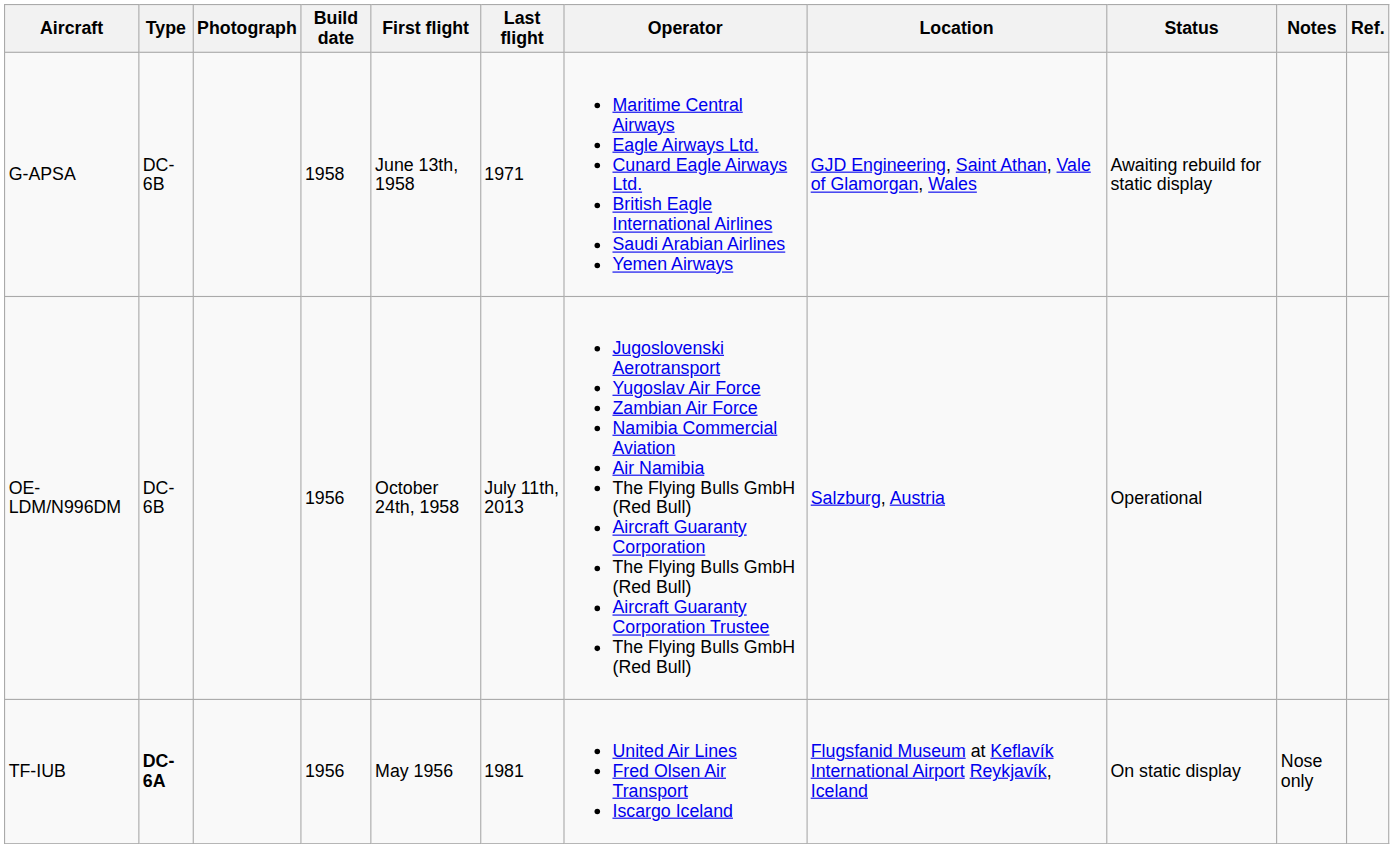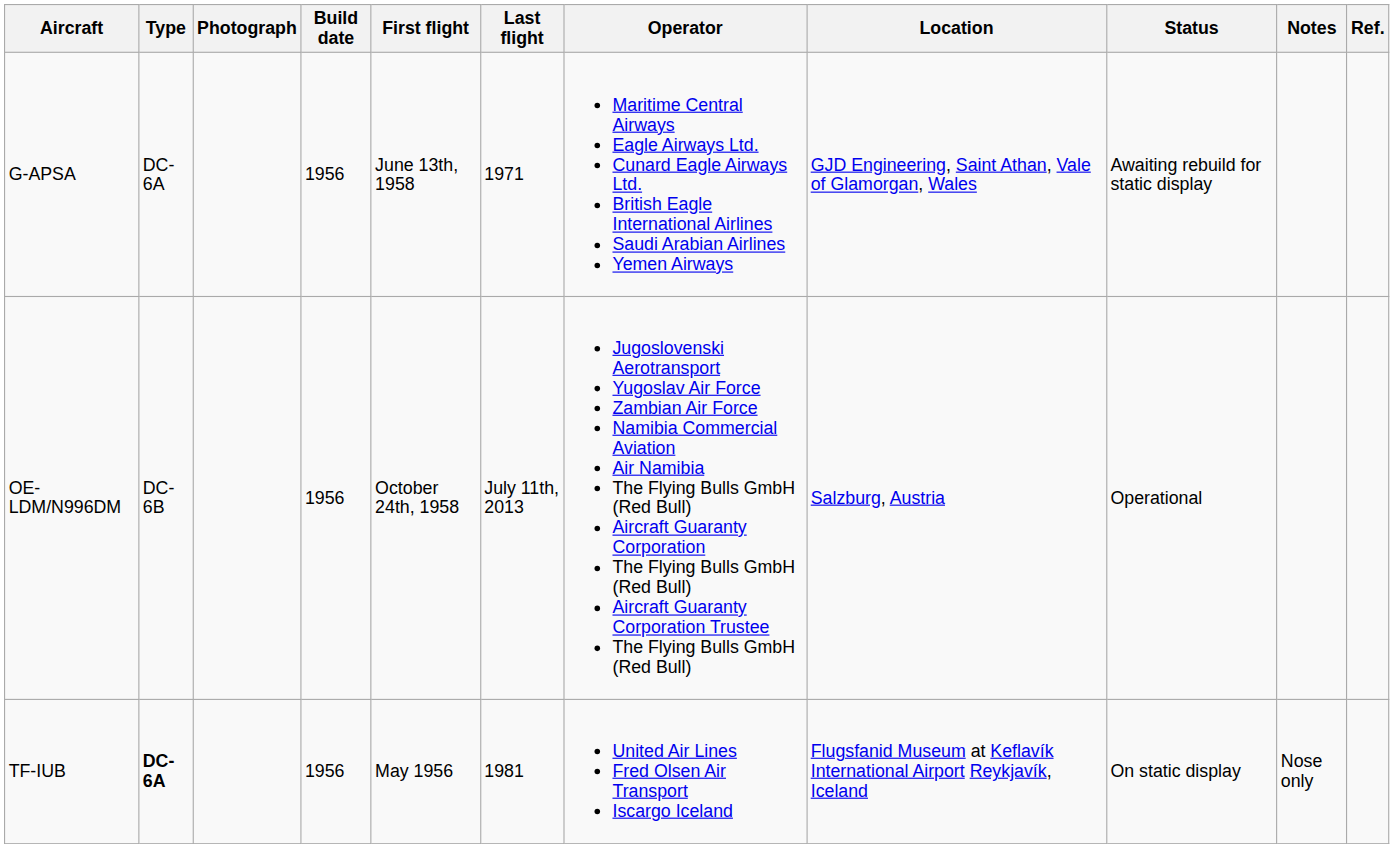(159, 174) DC-6B -> (159, 174) DC-6A
(325, 174) 1958 -> (325, 174) 1956
